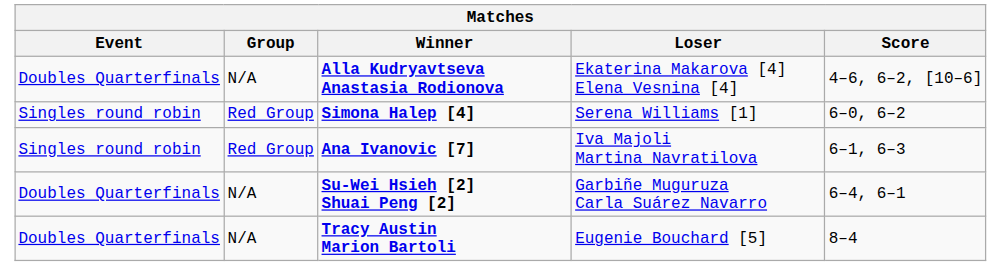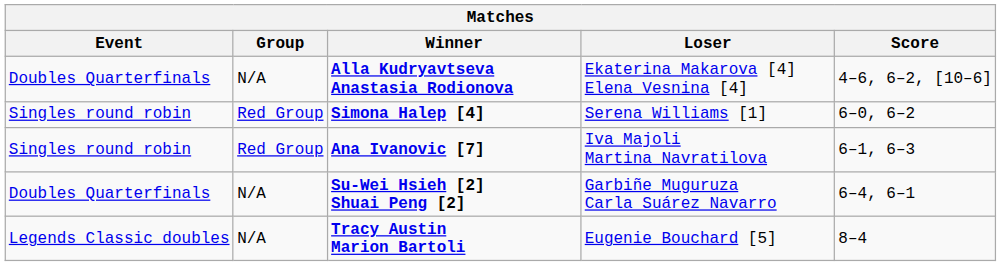(119, 239) Doubles Quarterfinals -> (119, 239) Legends Classic doubles
